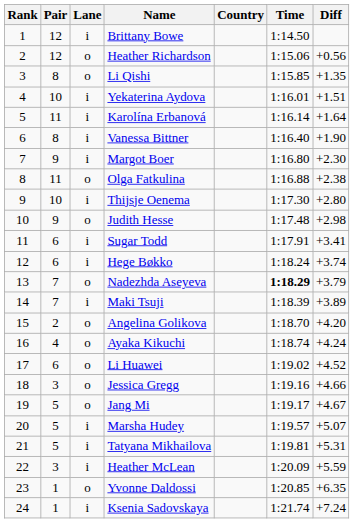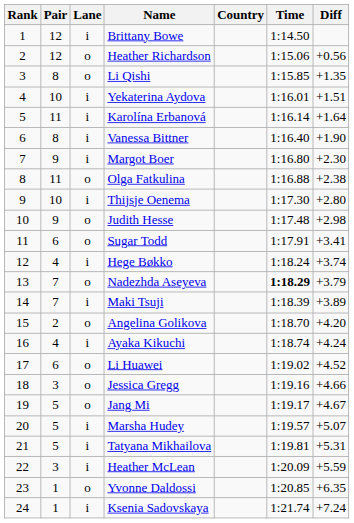(87, 240) i -> (87, 240) o
(55, 261) 6 -> (55, 261) 4
(87, 343) o -> (87, 343) i
